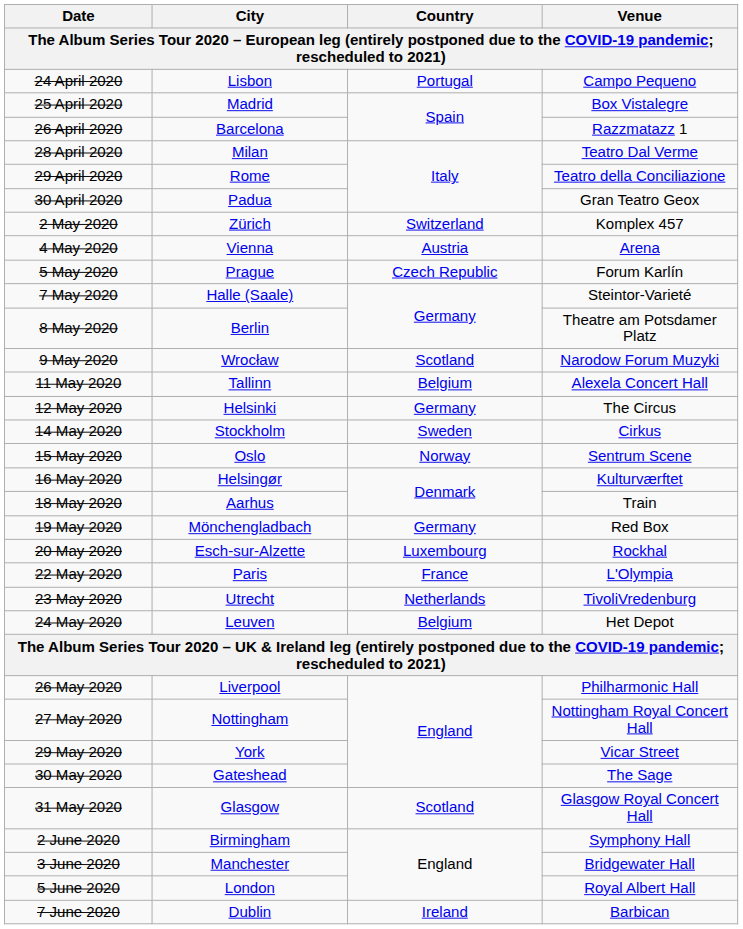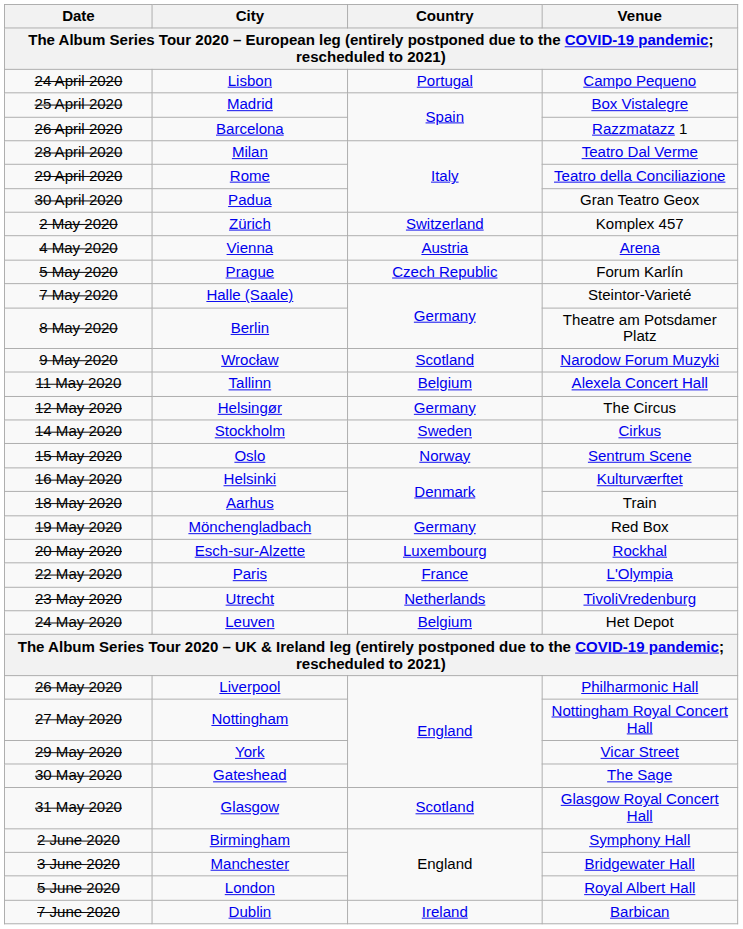(250, 408) Helsinki -> (250, 408) Helsingør
(250, 479) Helsingør -> (250, 479) Helsinki
